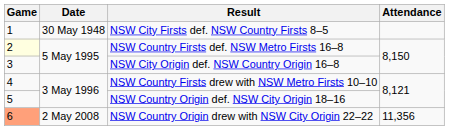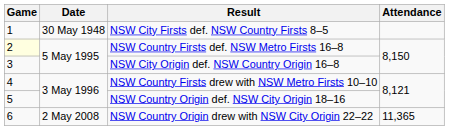(10, 116) lightsalmon background -> (10, 116) no background
(398, 116) 11,356 -> (398, 116) 11,365
